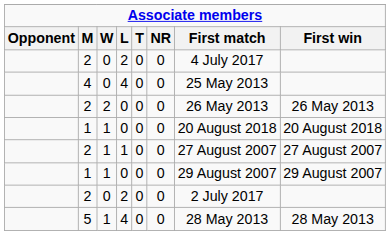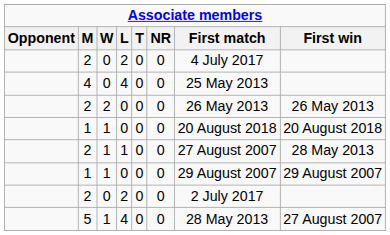(333, 151) 27 August 2007 -> (333, 151) 28 May 2013
(333, 219) 28 May 2013 -> (333, 219) 27 August 2007
